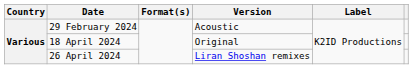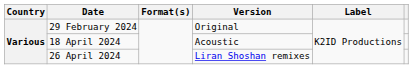(217, 27) Acoustic -> (217, 27) Original
(217, 41) Original -> (217, 41) Acoustic
